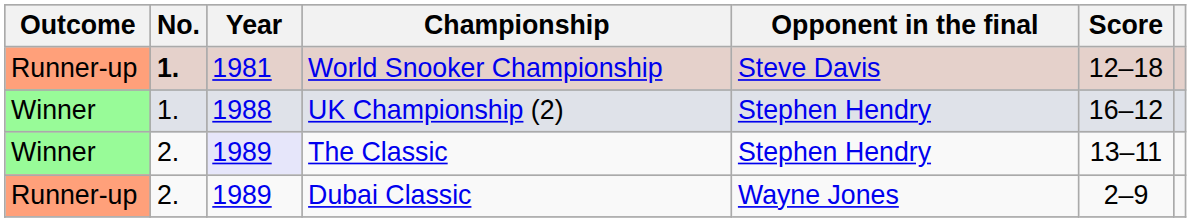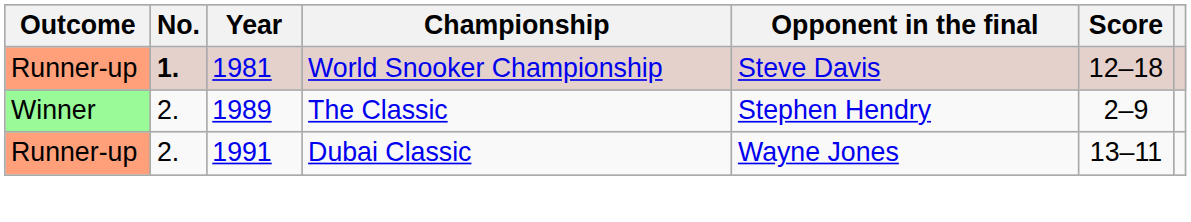- row: (436, 110)
(242, 152) lavender background -> (242, 110) no background
(1126, 152) 13–11 -> (1126, 110) 2–9
(242, 195) 1989 -> (242, 152) 1991
(1126, 195) 2–9 -> (1126, 152) 13–11
